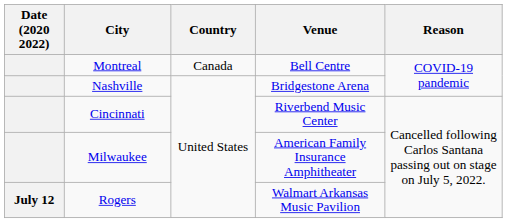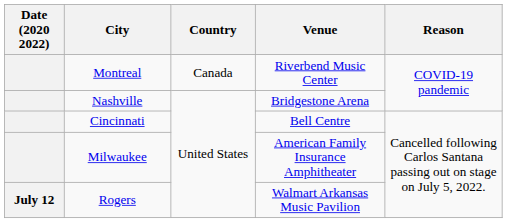(320, 65) Bell Centre -> (320, 72) Riverbend Music Center
(320, 114) Riverbend Music Center -> (320, 121) Bell Centre
